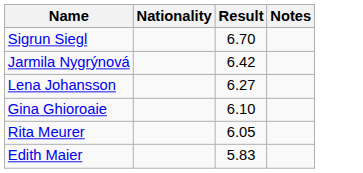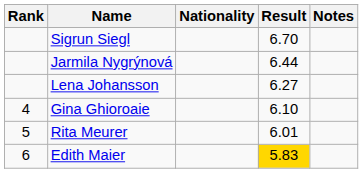+ column: (26, 16)
(241, 62) 6.42 -> (284, 62) 6.44
(241, 132) 6.05 -> (284, 132) 6.01
(241, 156) no background -> (284, 156) gold background
